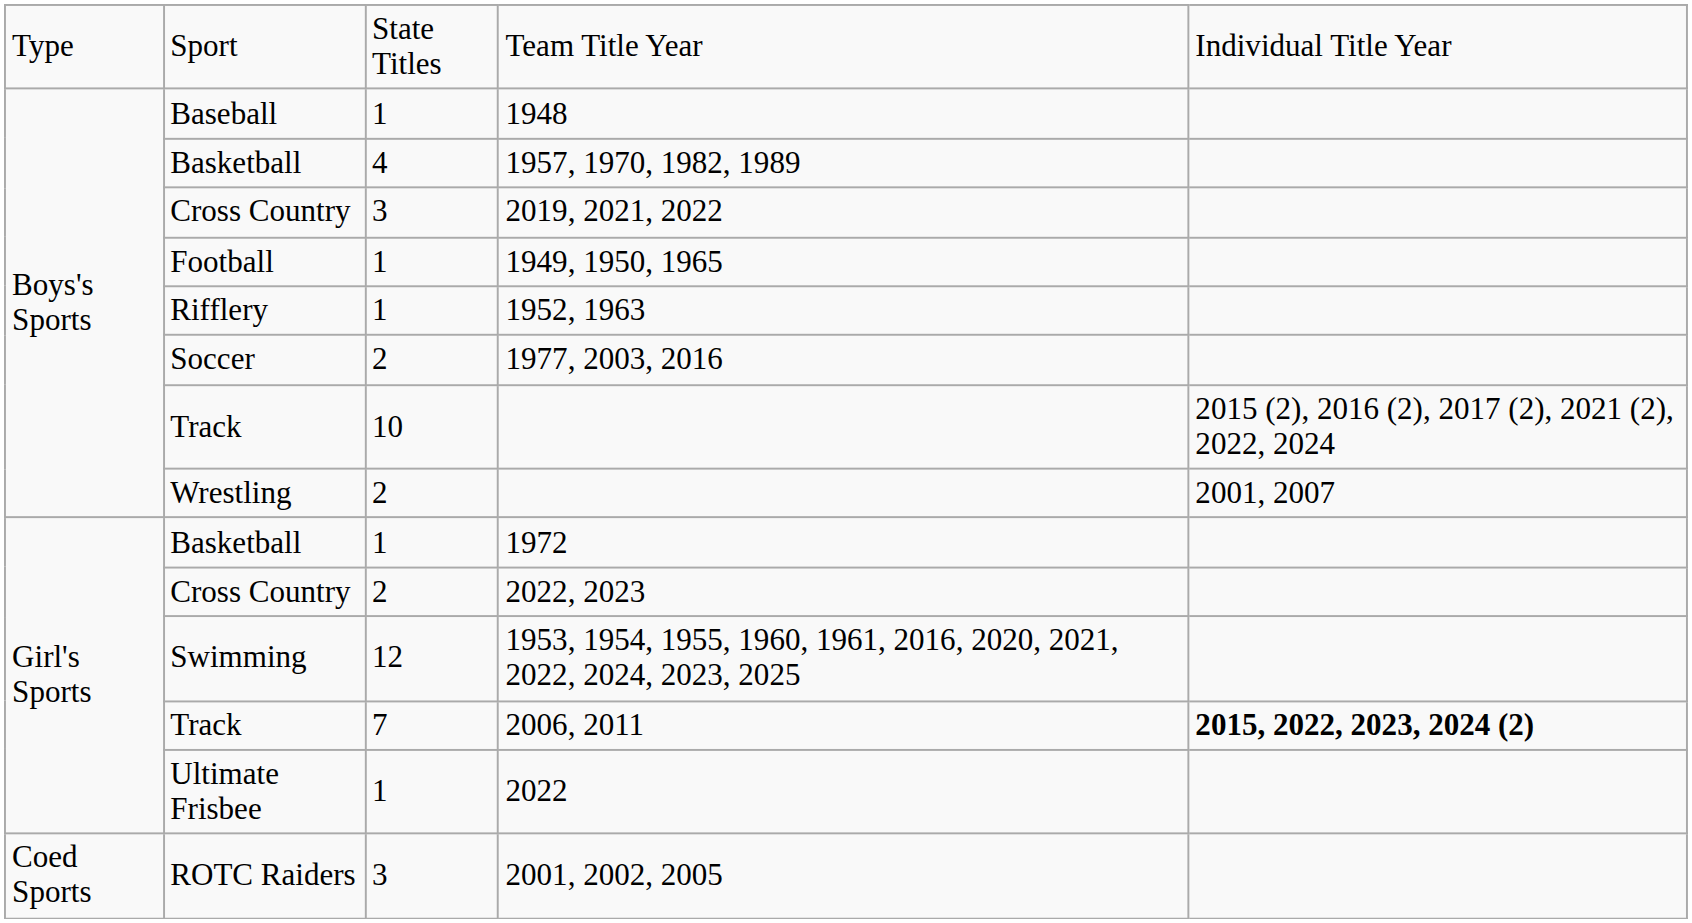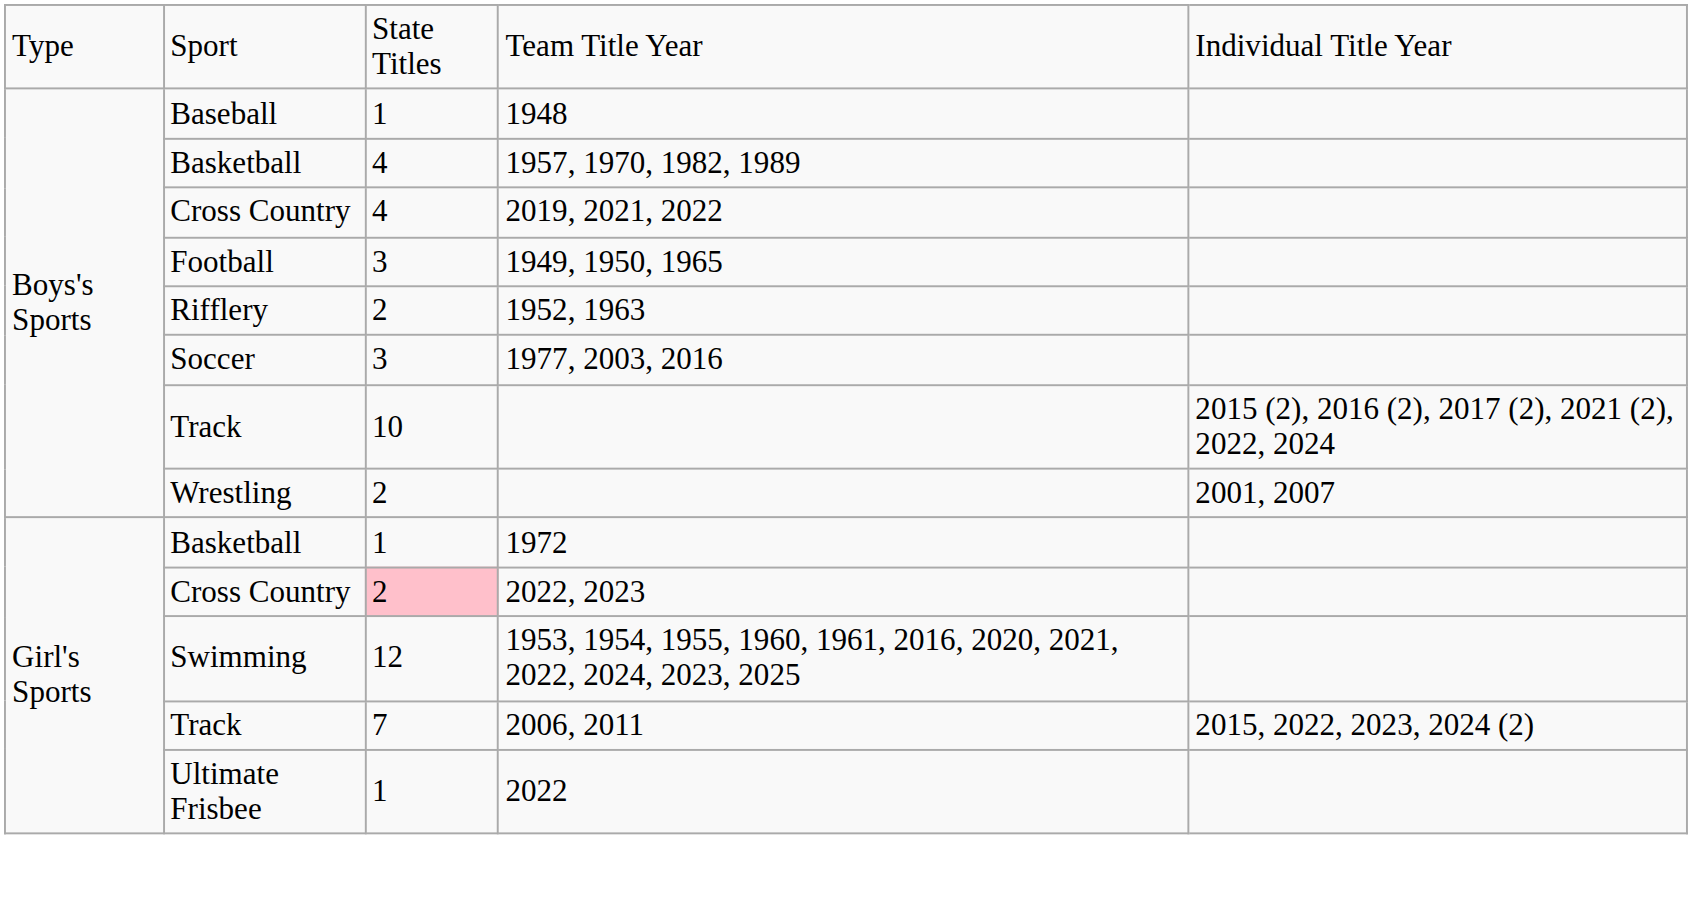(380, 211) 3 -> (380, 211) 4
(380, 260) 1 -> (380, 260) 3
(380, 310) 1 -> (380, 310) 2
(380, 359) 2 -> (380, 359) 3
(380, 591) no background -> (380, 591) pink background
(1365, 724) bold -> (1365, 724) normal
- row: (263, 875)
